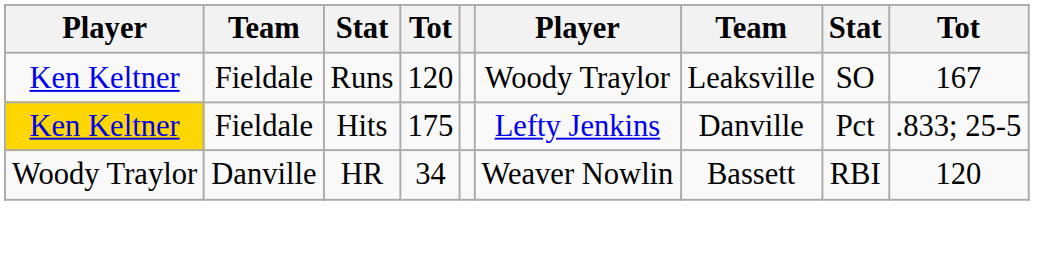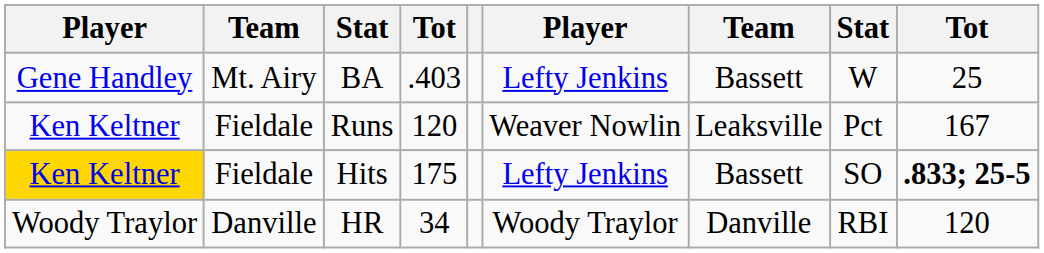+ row: (362, 77)
(577, 77) Woody Traylor -> (585, 125) Weaver Nowlin
(855, 77) SO -> (863, 125) Pct
(751, 125) Danville -> (759, 174) Bassett
(855, 125) Pct -> (863, 174) SO
(958, 125) normal -> (967, 174) bold
(577, 174) Weaver Nowlin -> (585, 222) Woody Traylor
(751, 174) Bassett -> (759, 222) Danville
